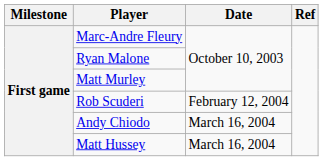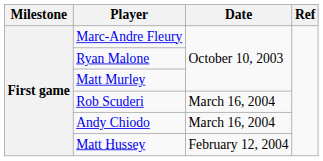(239, 101) February 12, 2004 -> (232, 101) March 16, 2004
(232, 144) March 16, 2004 -> (239, 144) February 12, 2004
